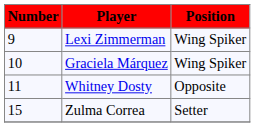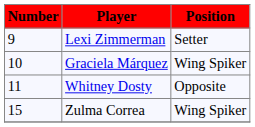(210, 39) Wing Spiker -> (191, 39) Setter
(191, 110) Setter -> (210, 110) Wing Spiker
